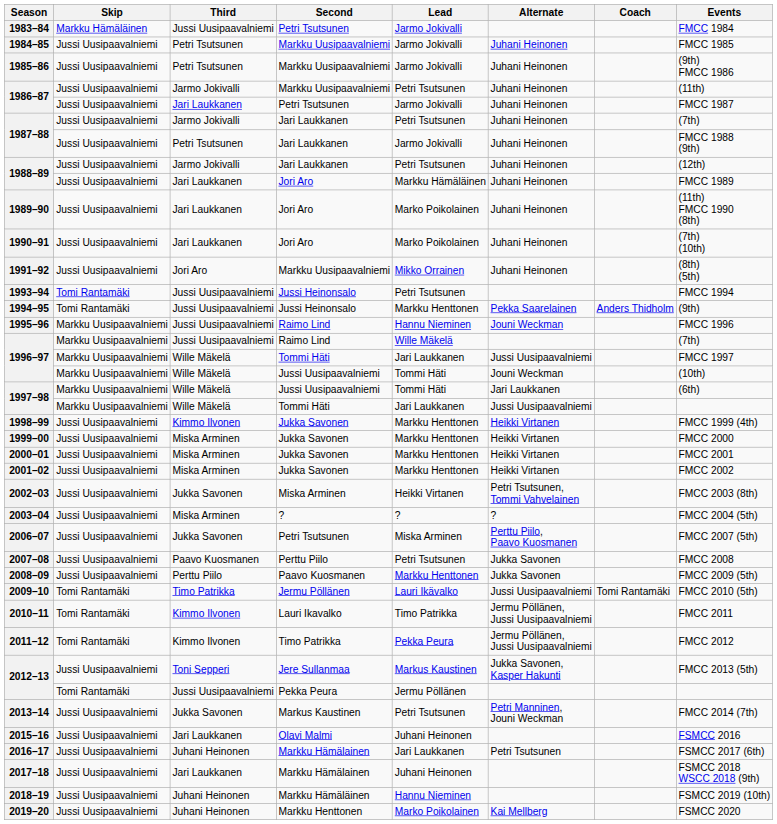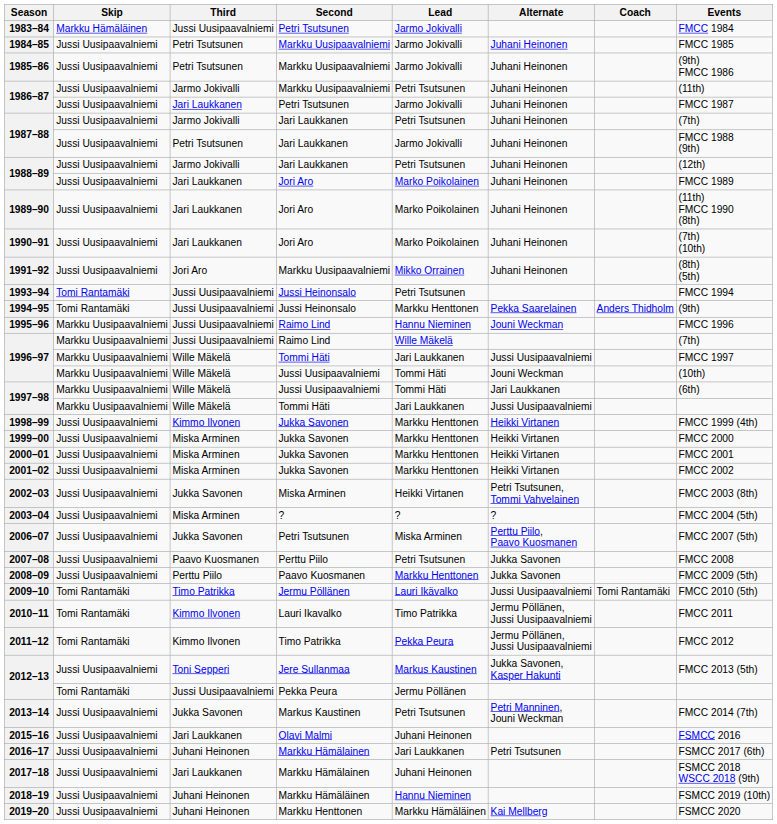(440, 181) Markku Hämäläinen -> (437, 181) Marko Poikolainen
(437, 811) Marko Poikolainen -> (440, 811) Markku Hämäläinen
